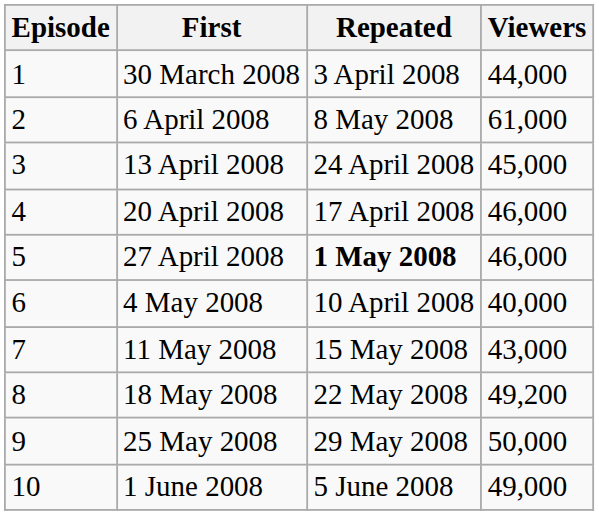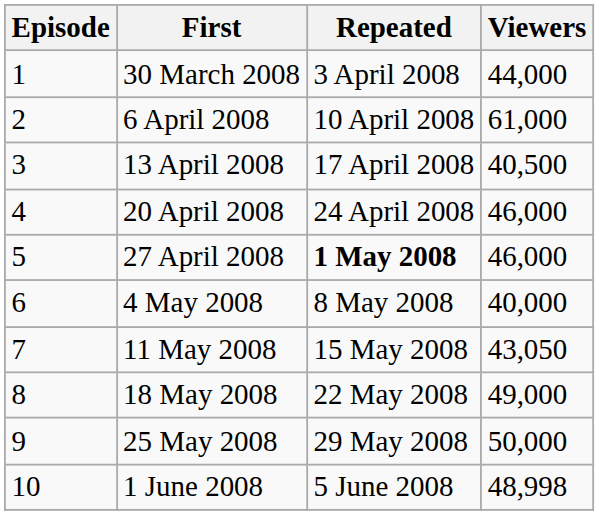(383, 119) 8 May 2008 -> (394, 119) 10 April 2008
(394, 165) 24 April 2008 -> (394, 165) 17 April 2008
(527, 165) 45,000 -> (527, 165) 40,500
(394, 211) 17 April 2008 -> (394, 211) 24 April 2008
(394, 303) 10 April 2008 -> (383, 303) 8 May 2008
(527, 348) 43,000 -> (527, 348) 43,050
(527, 394) 49,200 -> (527, 394) 49,000
(527, 486) 49,000 -> (527, 486) 48,998
